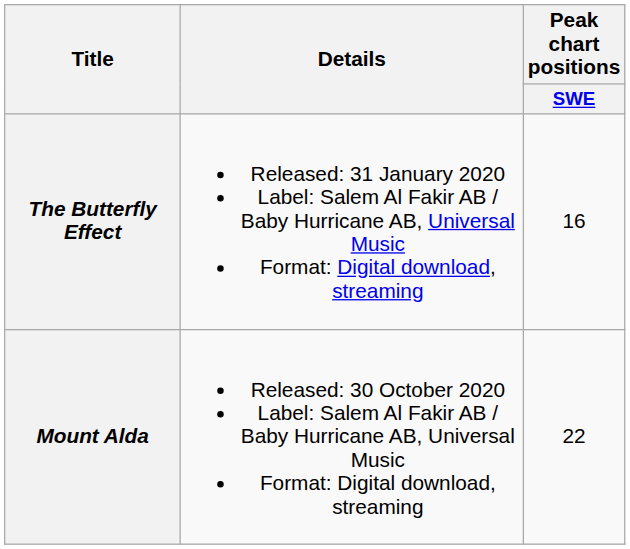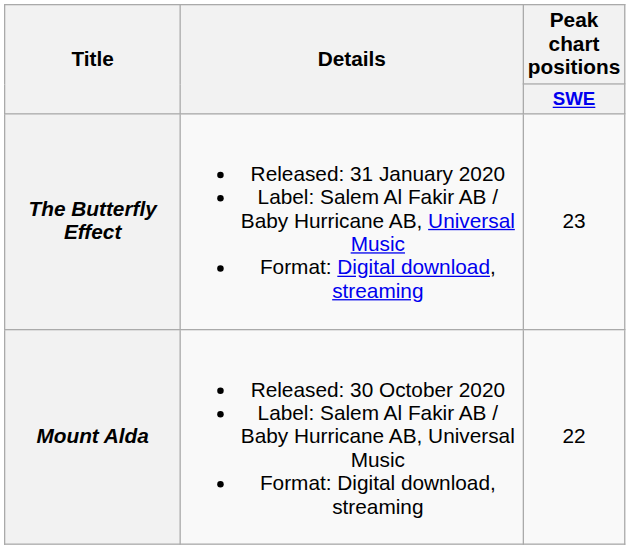(574, 221) 16 -> (574, 221) 23
